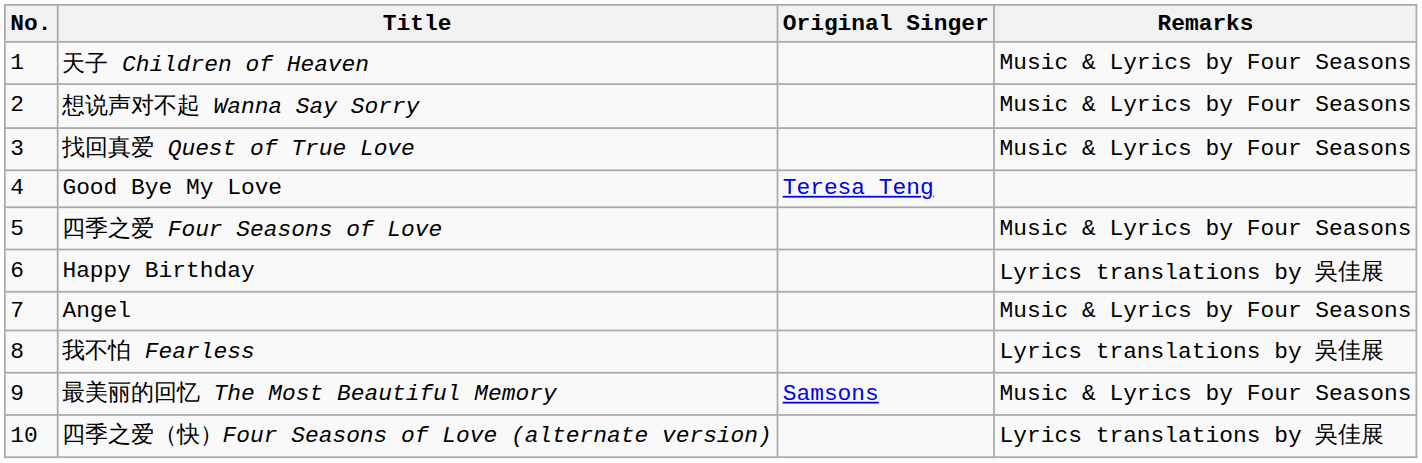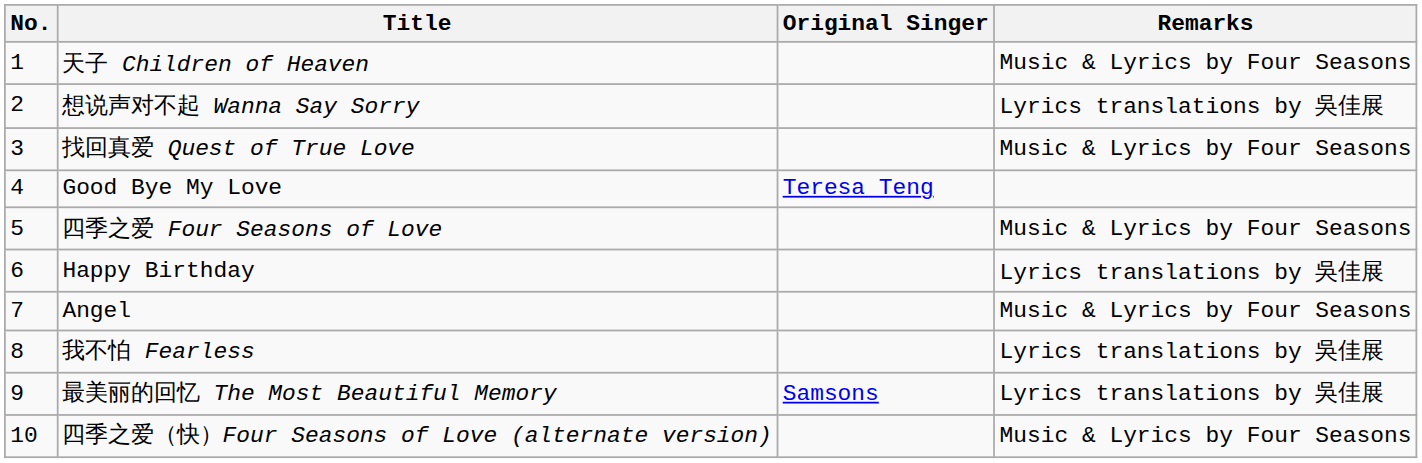(1206, 106) Music & Lyrics by Four Seasons -> (1192, 107) Lyrics translations by 吳佳展
(1206, 393) Music & Lyrics by Four Seasons -> (1192, 394) Lyrics translations by 吳佳展
(1192, 437) Lyrics translations by 吳佳展 -> (1206, 436) Music & Lyrics by Four Seasons
